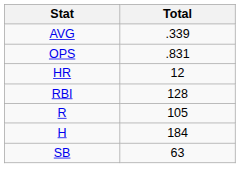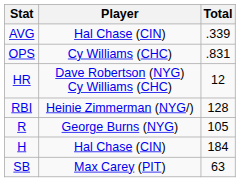+ column: (120, 14)
